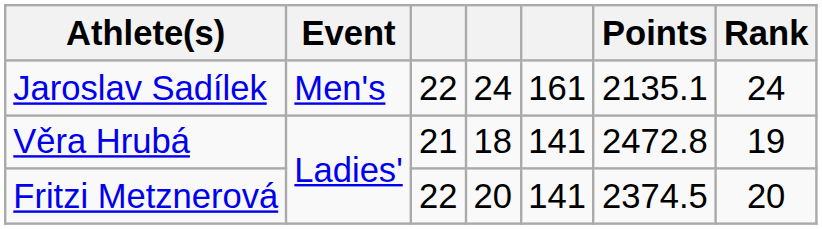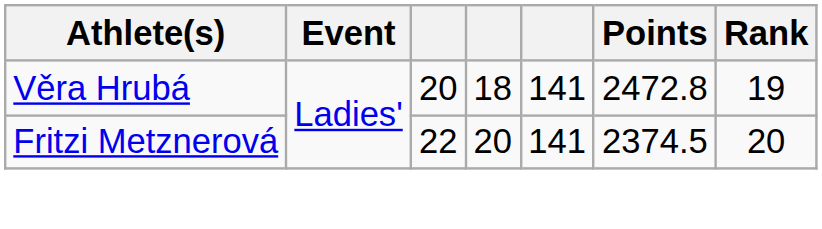- row: (140, 87)
(438, 142) 21 -> (438, 87) 20
